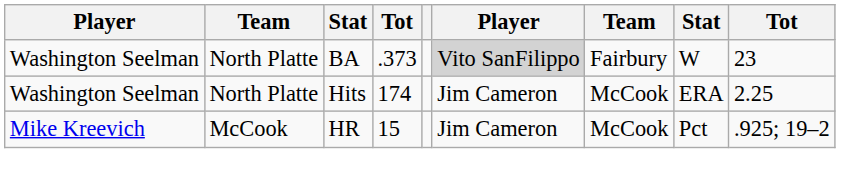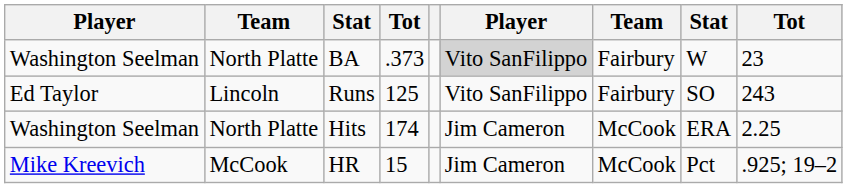+ row: (352, 93)
